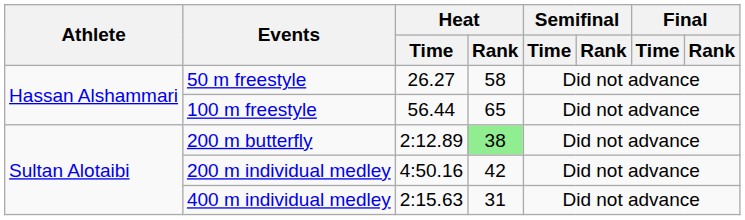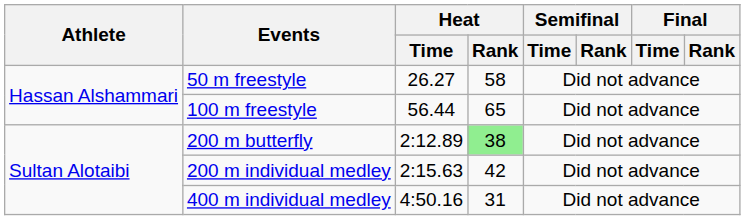(431, 170) 4:50.16 -> (431, 170) 2:15.63
(431, 200) 2:15.63 -> (431, 200) 4:50.16
